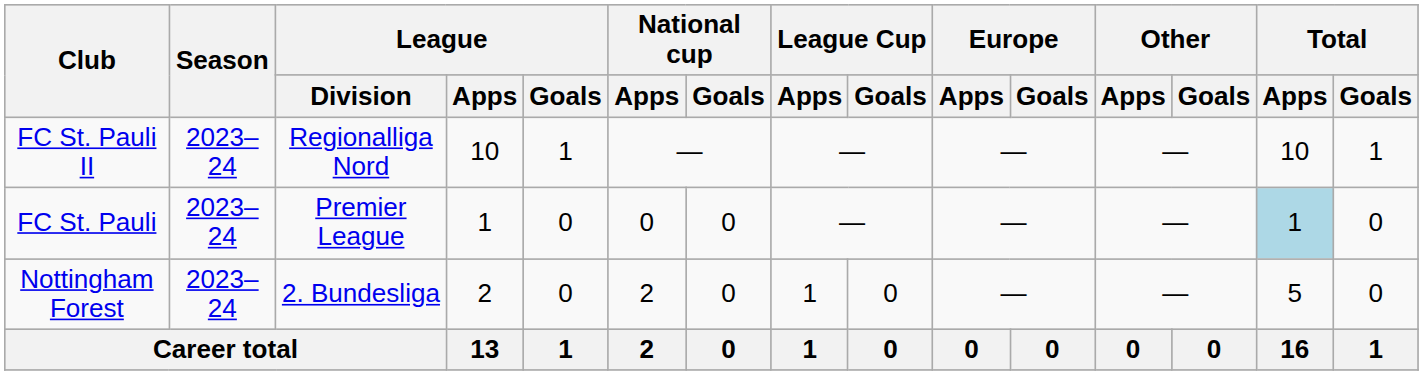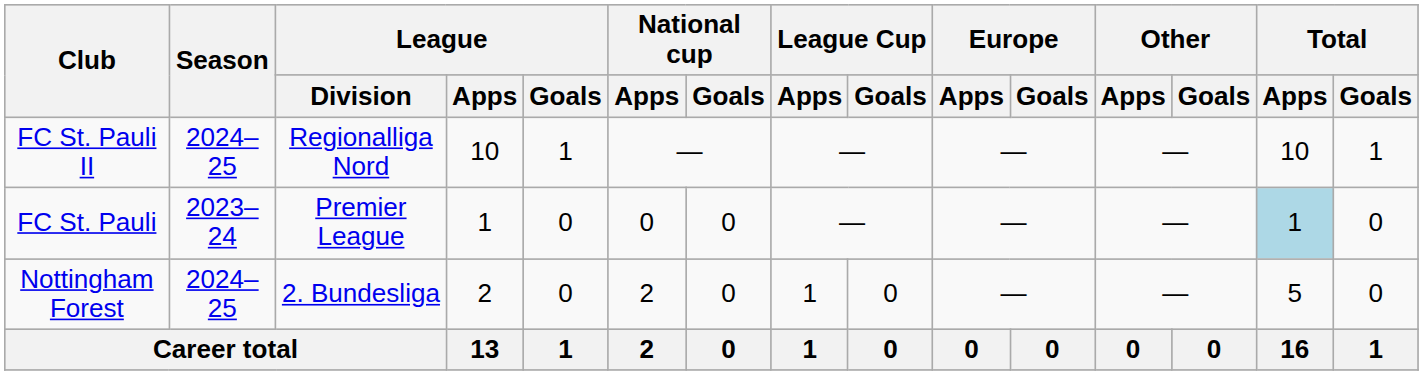(222, 151) 2023–24 -> (222, 151) 2024–25
(222, 293) 2023–24 -> (222, 293) 2024–25
